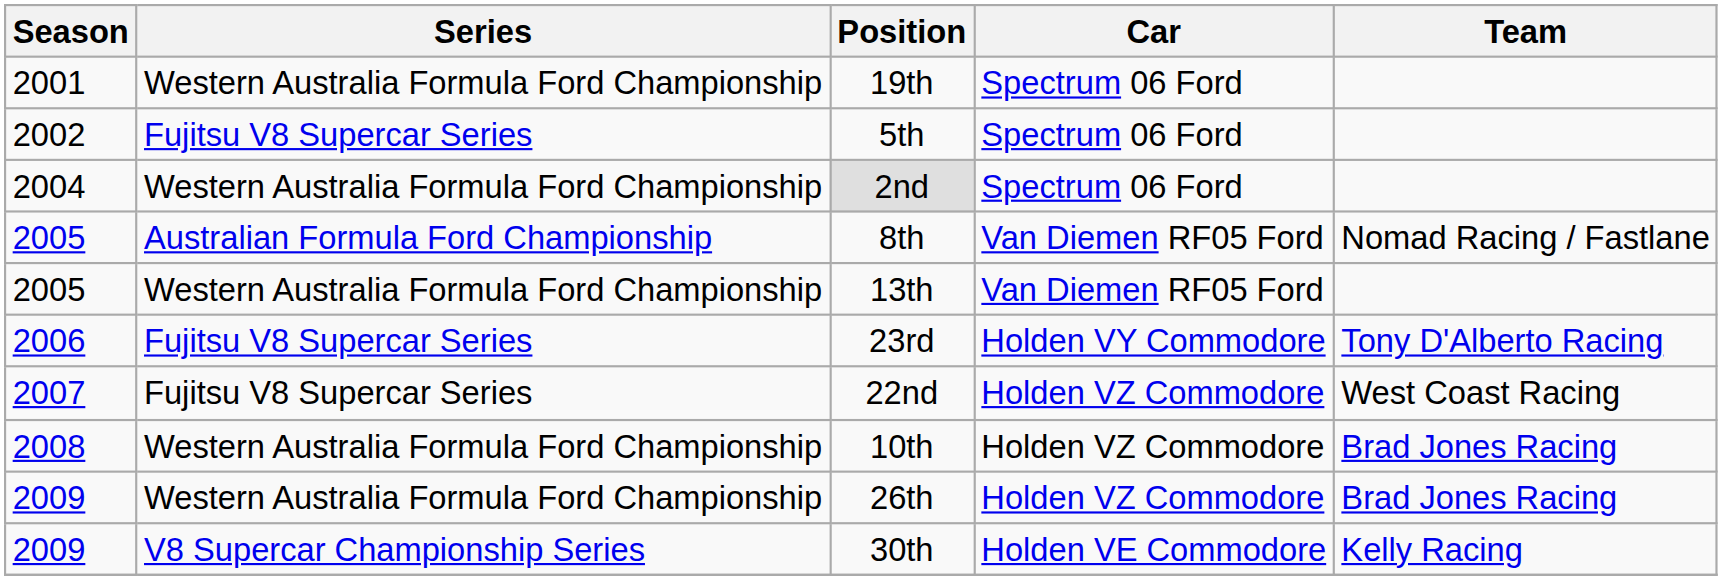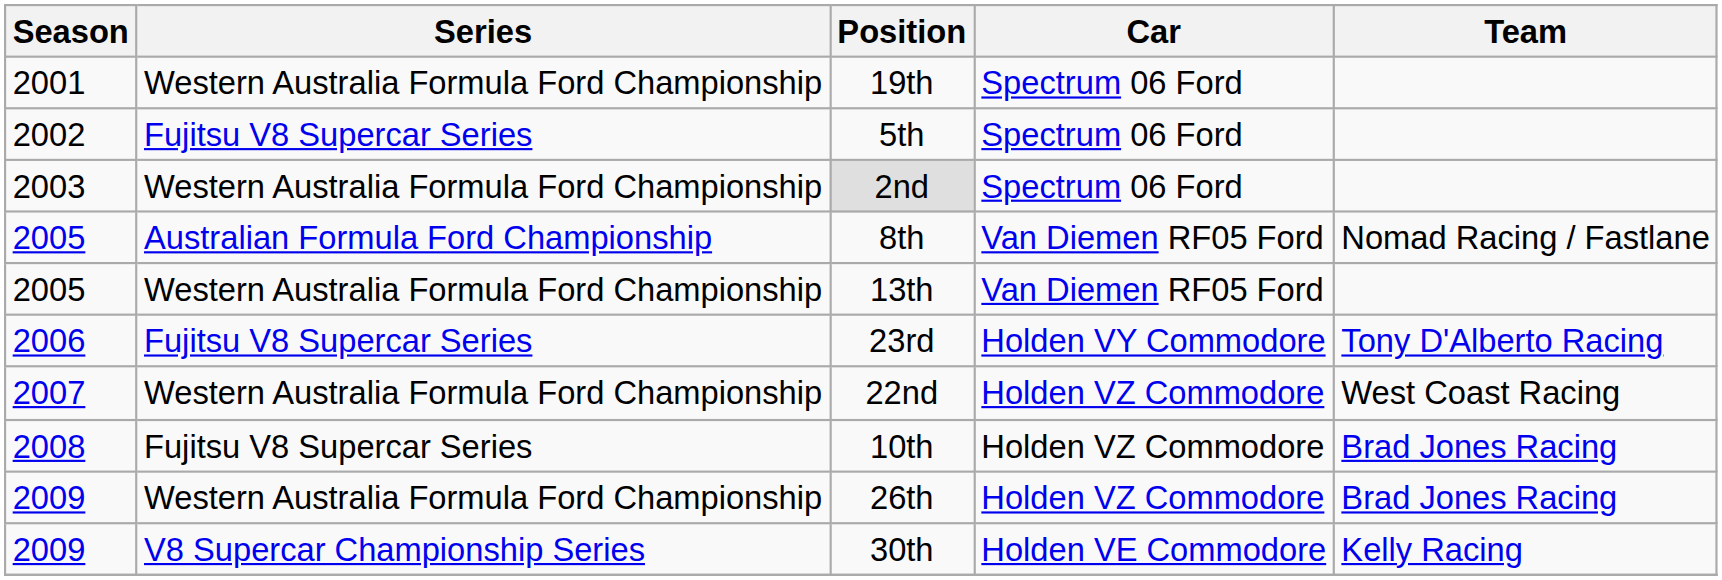(49, 186) 2004 -> (49, 186) 2003
(338, 393) Fujitsu V8 Supercar Series -> (483, 393) Western Australia Formula Ford Championship
(483, 445) Western Australia Formula Ford Championship -> (338, 445) Fujitsu V8 Supercar Series
